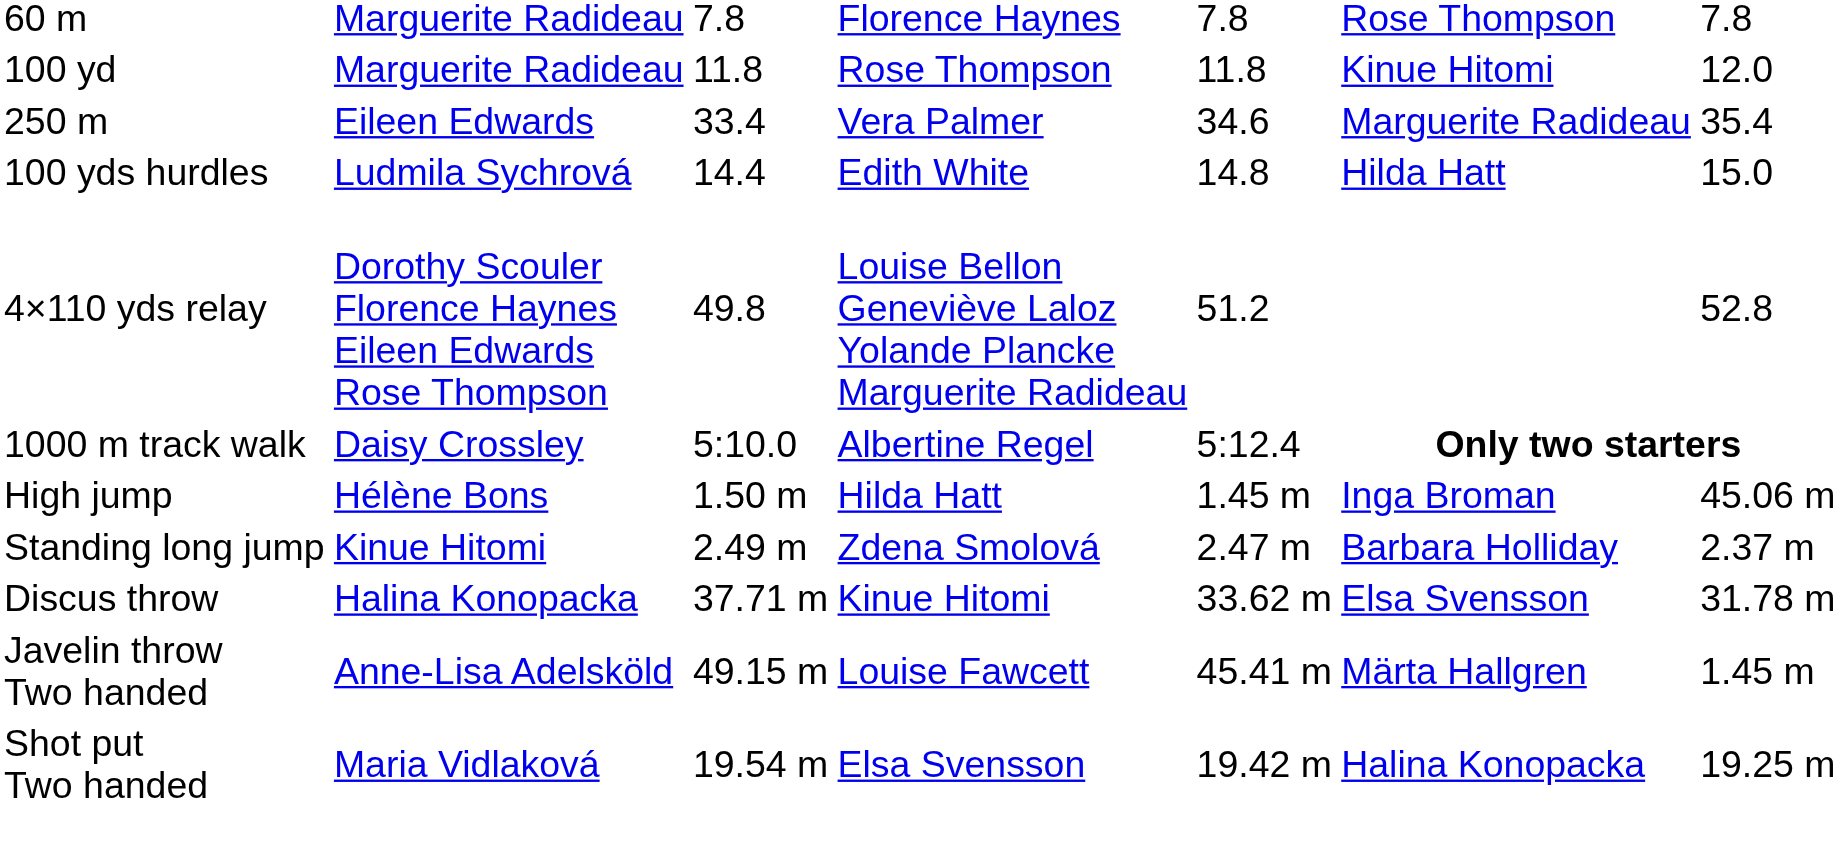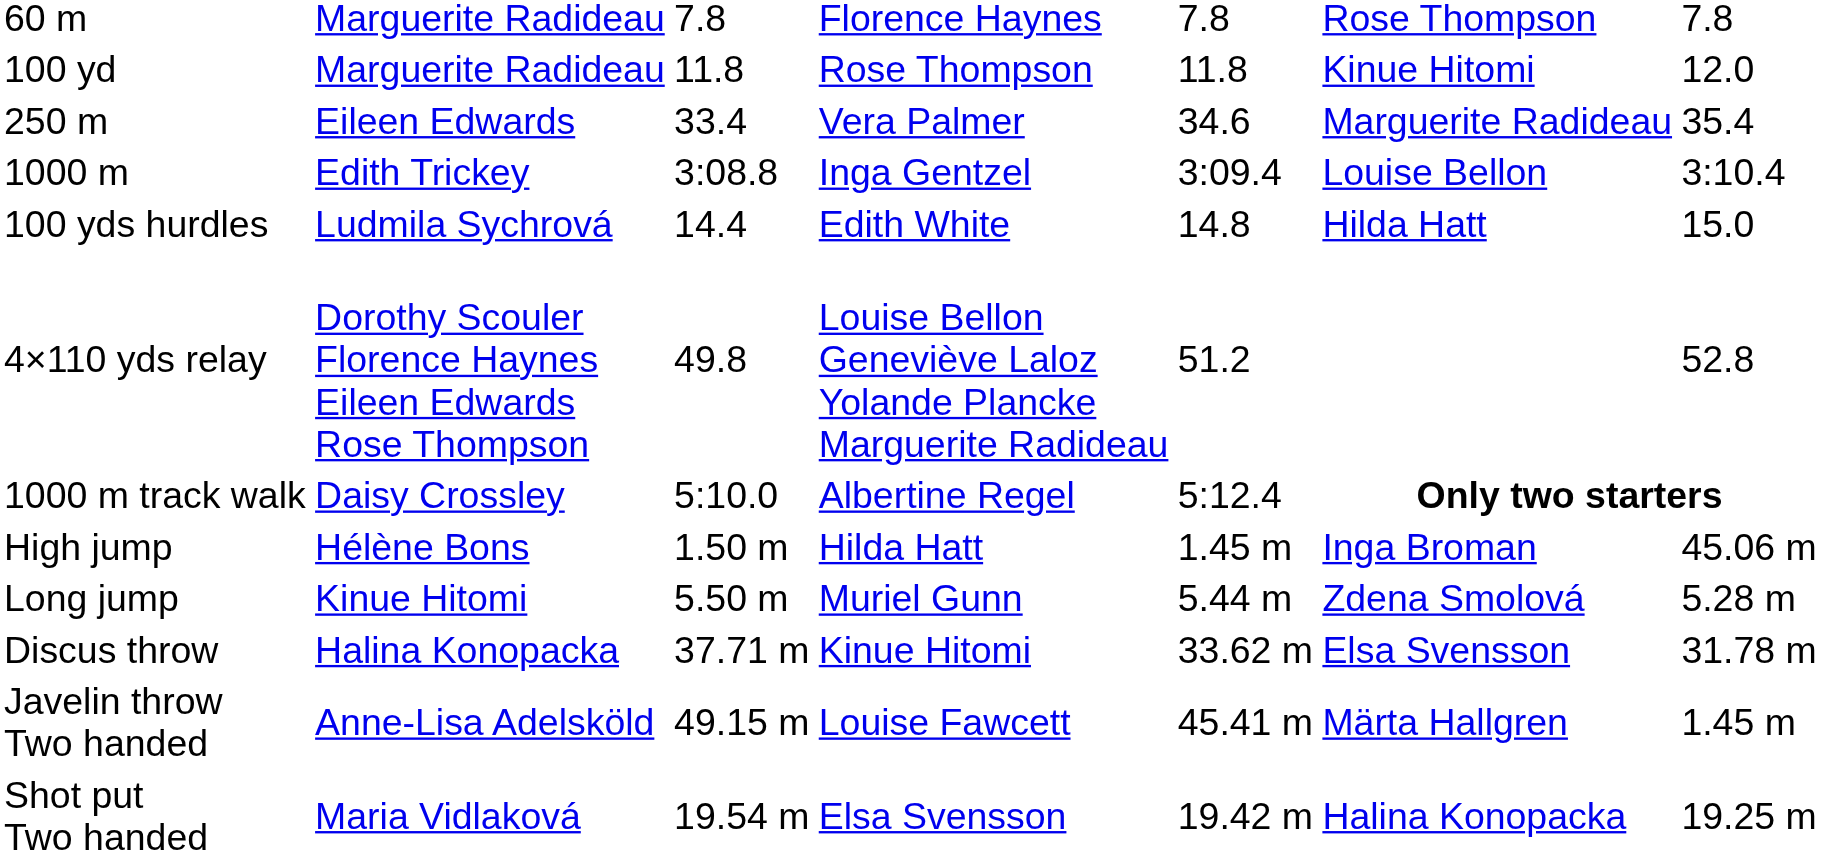+ row: (66, 172)
+ row: (91, 598)
- row: (164, 547)
